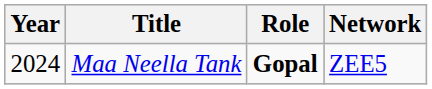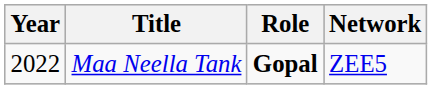(35, 63) 2024 -> (35, 63) 2022
